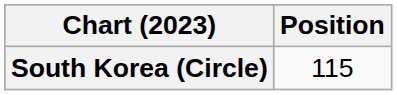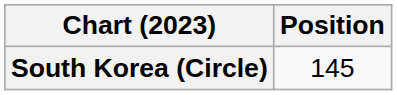(332, 67) 115 -> (332, 67) 145
